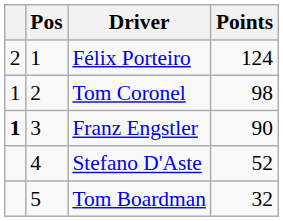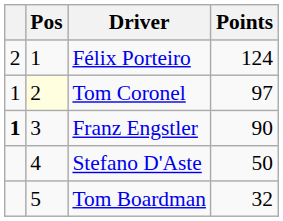(36, 93) no background -> (36, 93) lightyellow background
(262, 93) 98 -> (262, 93) 97
(262, 163) 52 -> (262, 163) 50
